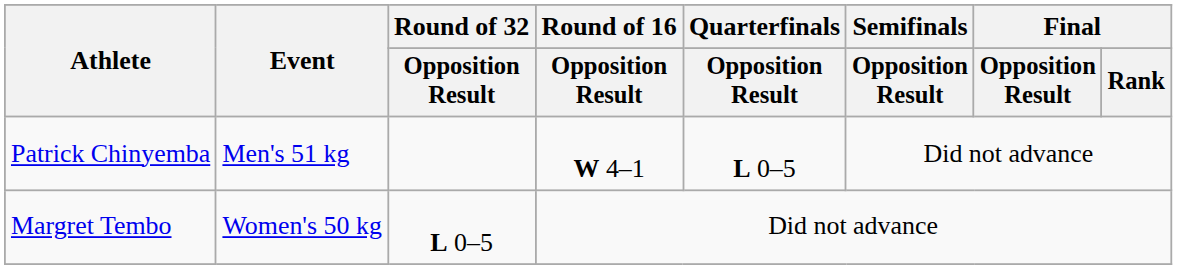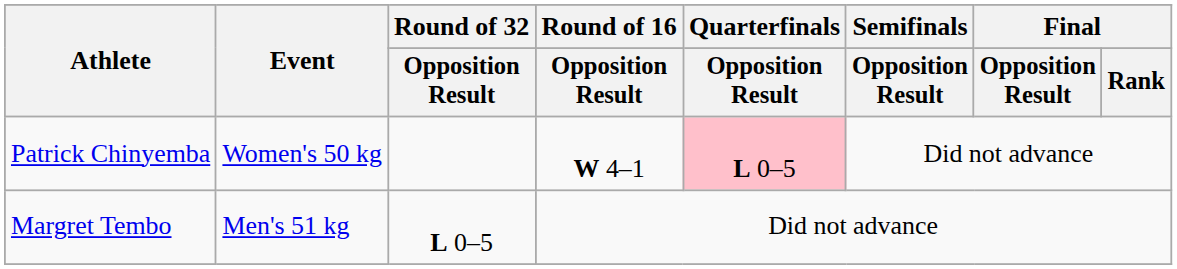(286, 153) Men's 51 kg -> (302, 153) Women's 50 kg
(764, 168) no background -> (764, 168) pink background
(302, 226) Women's 50 kg -> (286, 226) Men's 51 kg
